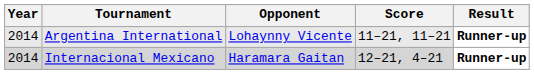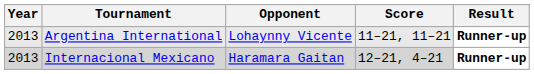(23, 37) 2014 -> (23, 37) 2013
(23, 58) 2014 -> (23, 58) 2013
